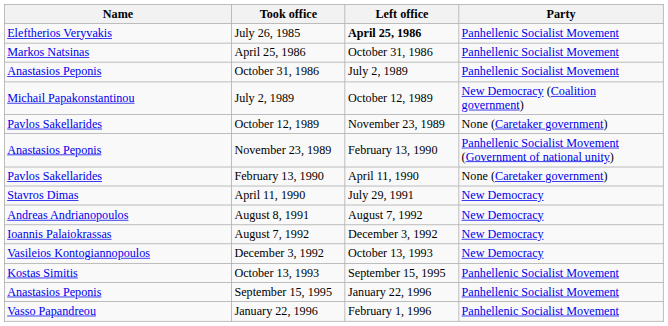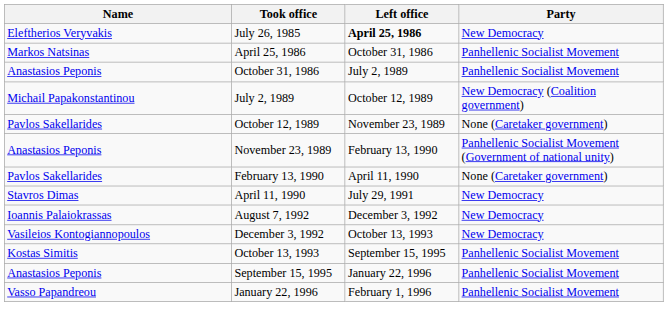(540, 33) Panhellenic Socialist Movement -> (503, 33) New Democracy
- row: (272, 215)
